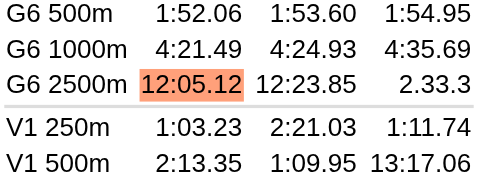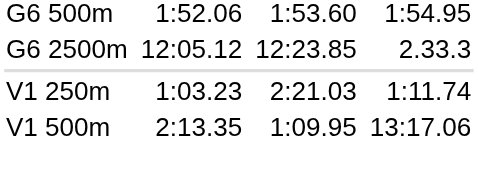- row: (67, 49)
(191, 84) lightsalmon background -> (191, 49) no background
